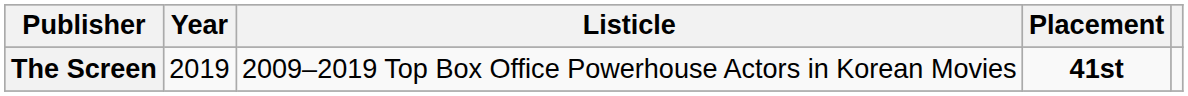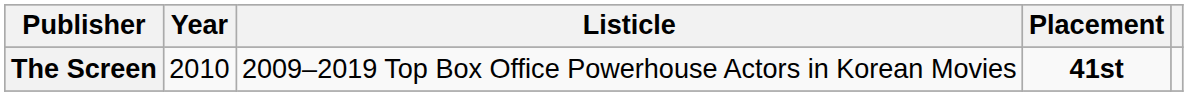(199, 68) 2019 -> (199, 68) 2010
